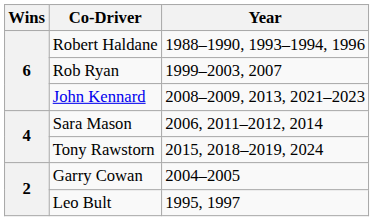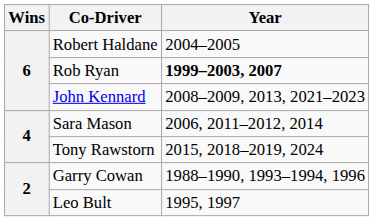(265, 44) 1988–1990, 1993–1994, 1996 -> (203, 44) 2004–2005
(224, 70) normal -> (224, 70) bold
(203, 176) 2004–2005 -> (265, 176) 1988–1990, 1993–1994, 1996
